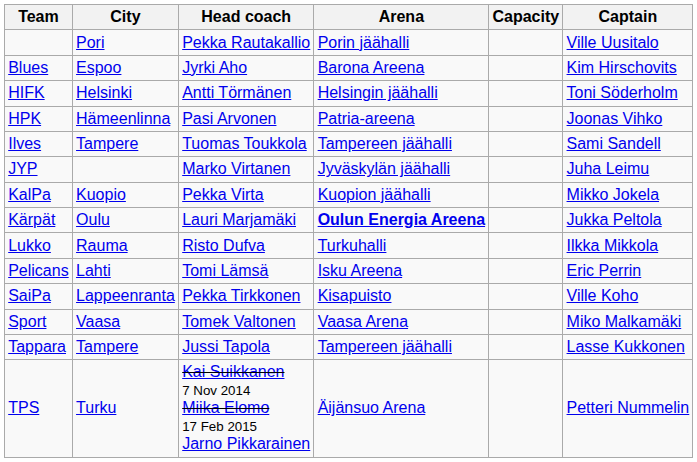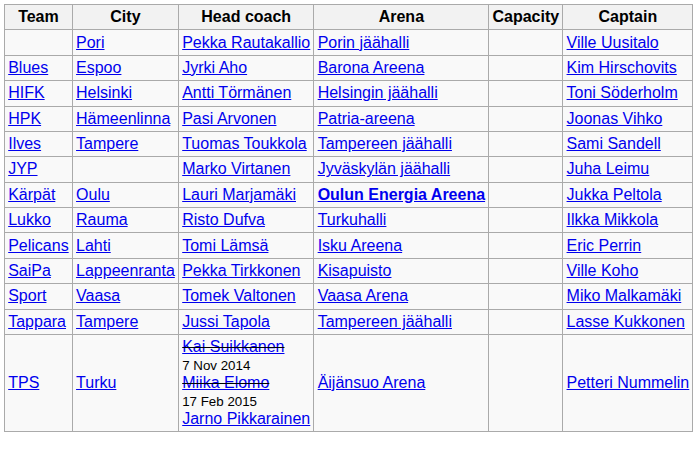- row: (30, 194)
